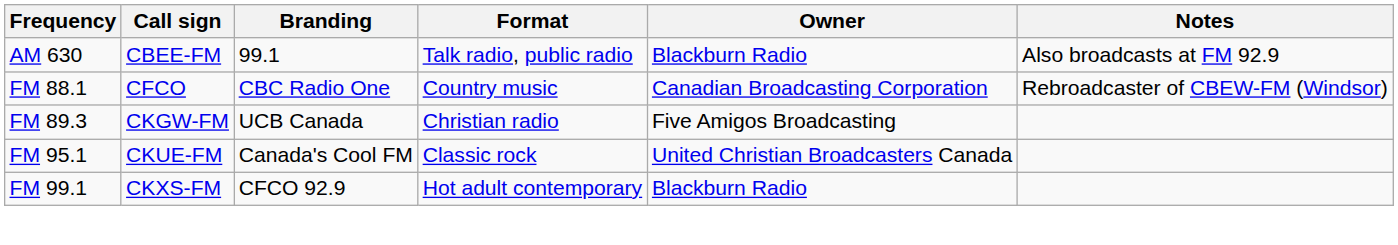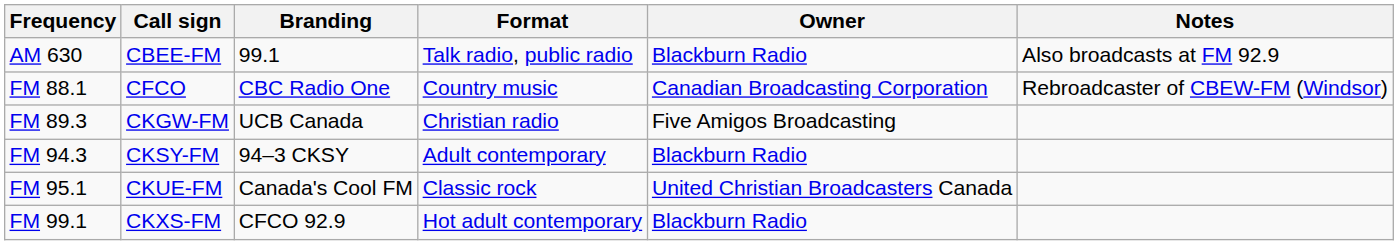+ row: (48, 155)
